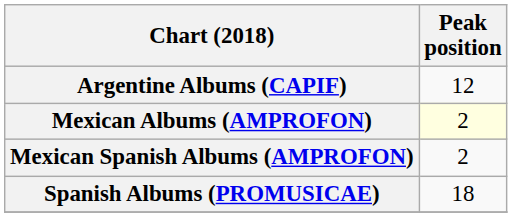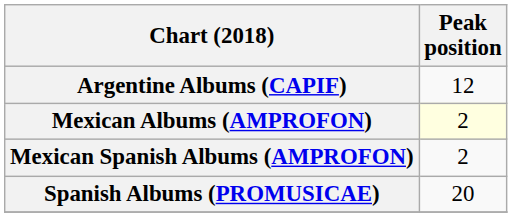(463, 193) 18 -> (463, 193) 20
